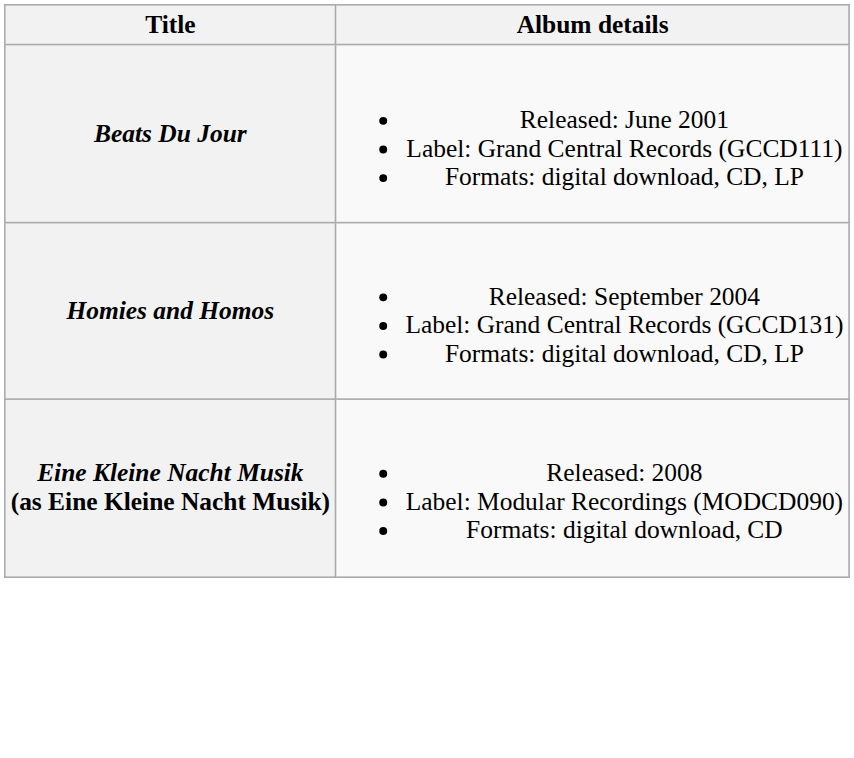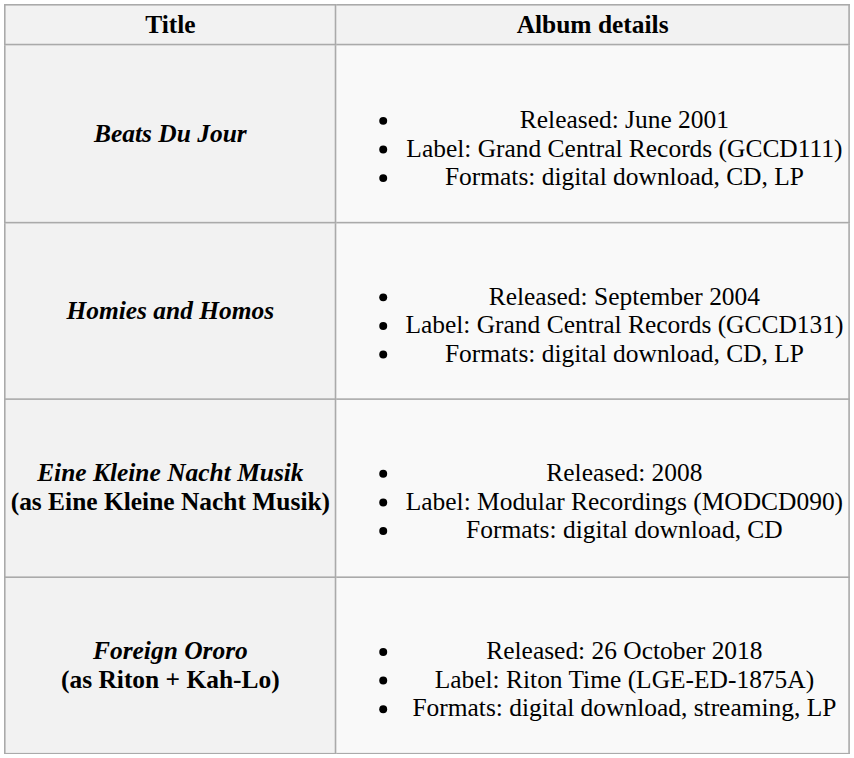+ row: (170, 664)
